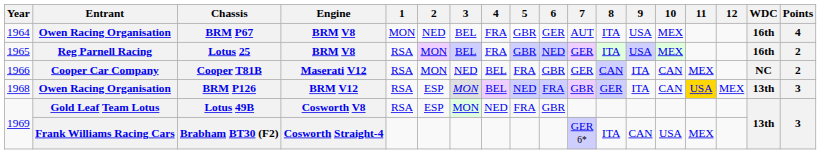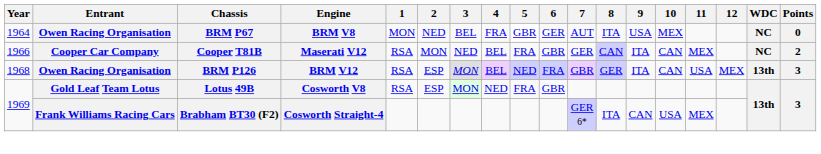(763, 33) 16th -> (763, 33) NC
(798, 33) 4 -> (798, 33) 0
- row: (229, 51)
(701, 89) gold background -> (701, 70) no background
